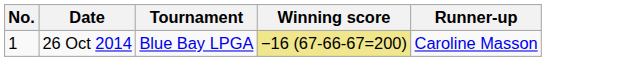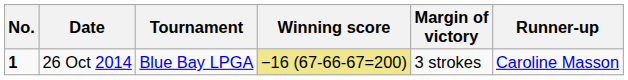+ column: (451, 27)
(13, 44) normal -> (13, 62) bold
